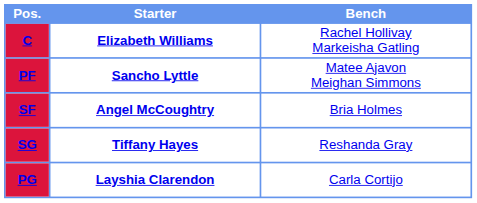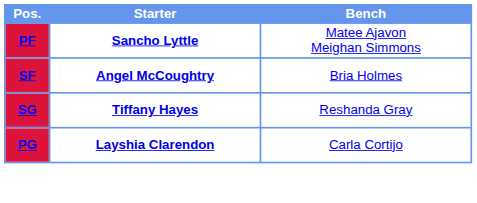- row: (27, 40)
